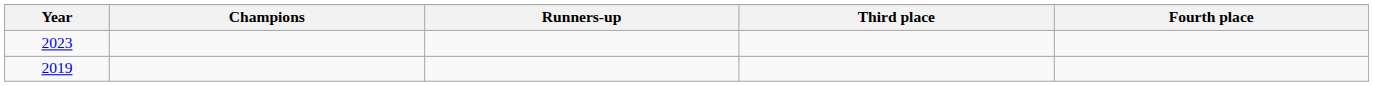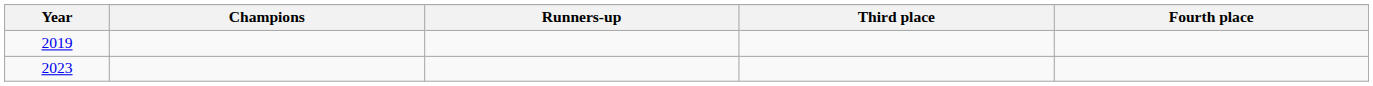rows swapped: (57, 69) <-> (57, 43)
